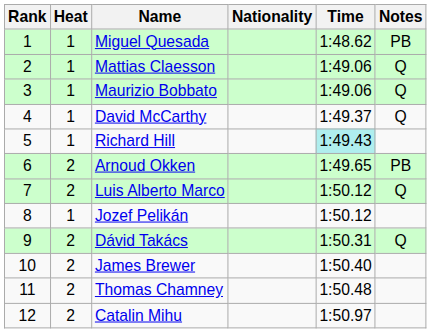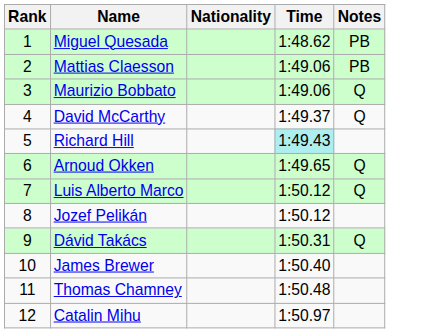- column: (71, 16)
(401, 66) Q -> (359, 66) PB
(401, 166) PB -> (359, 166) Q
